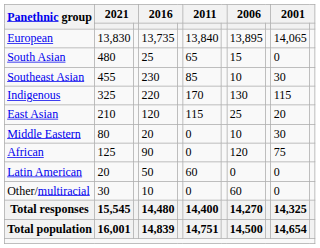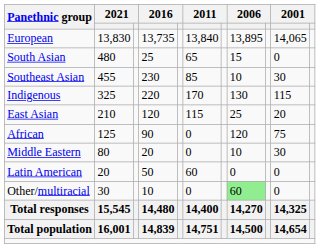rows swapped: (25, 152) <-> (44, 133)
(236, 190) no background -> (236, 190) lightgreen background
